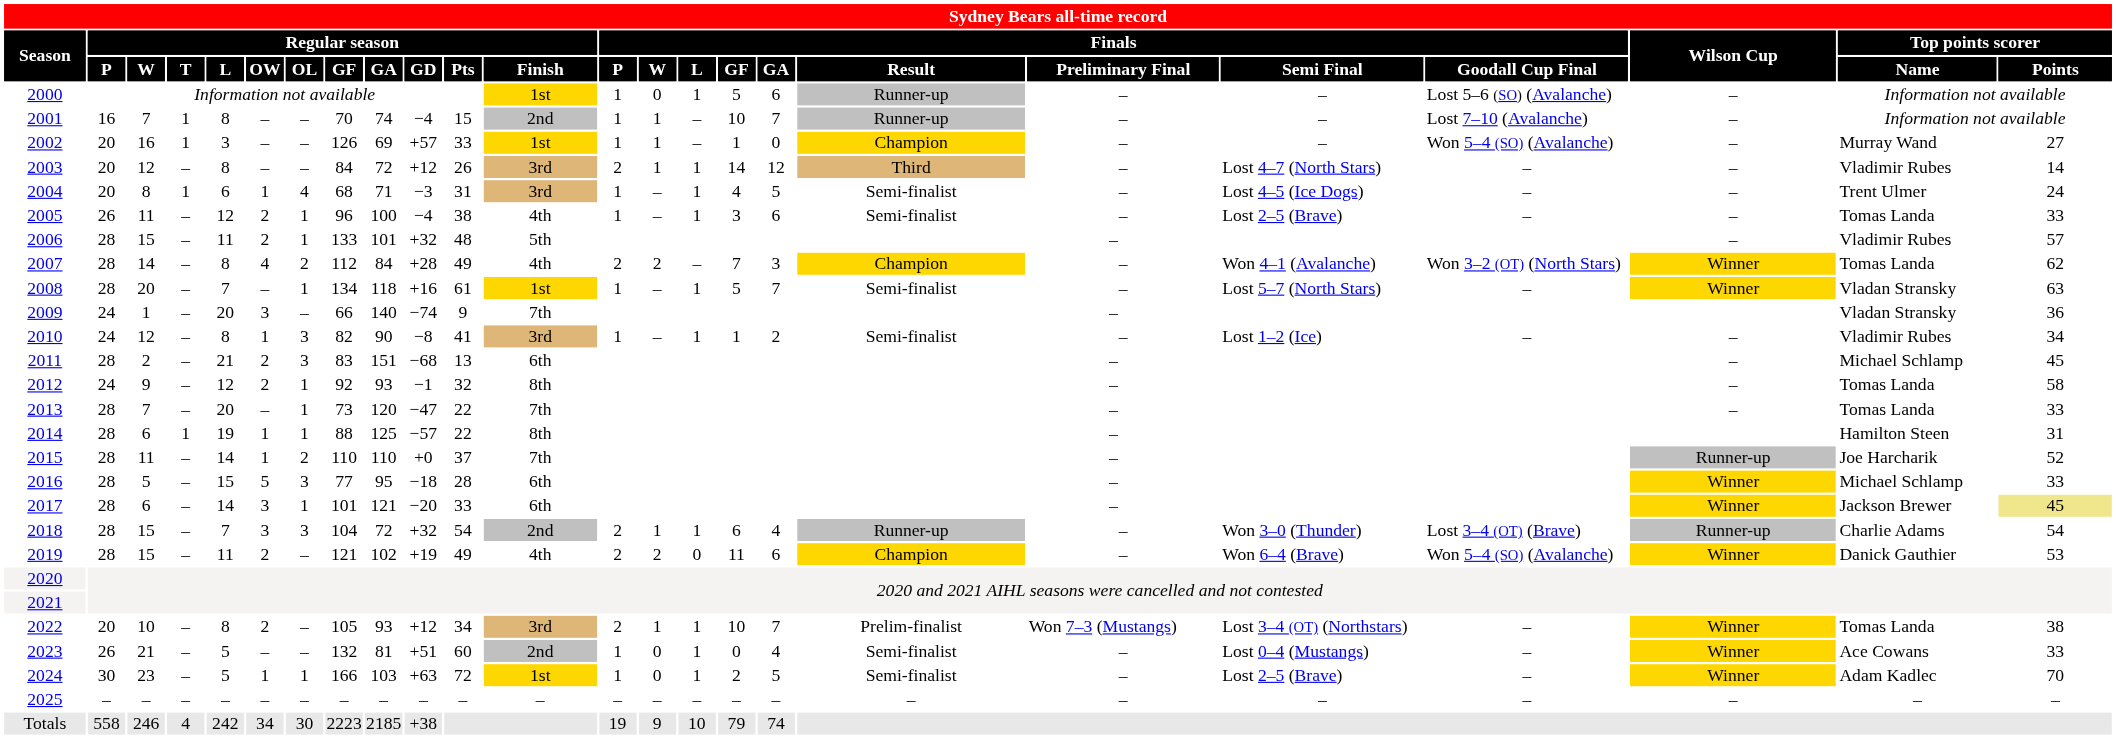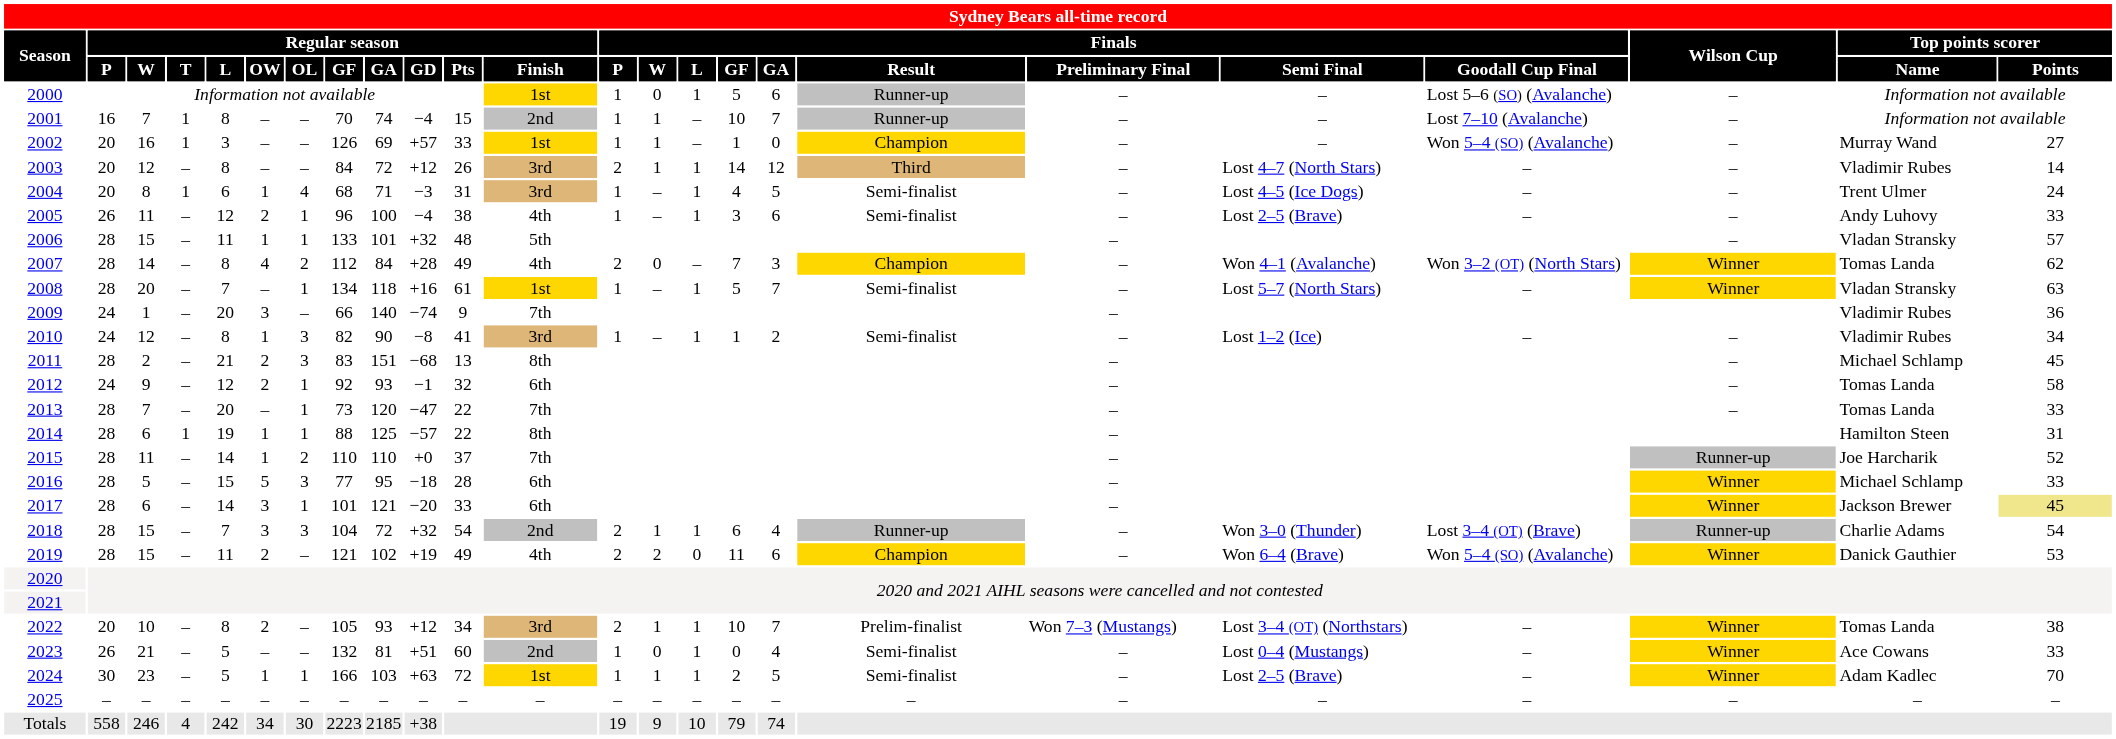(1887, 215) Tomas Landa -> (1889, 215) Andy Luhovy
(265, 239) 2 -> (265, 239) 1
(1895, 239) Vladimir Rubes -> (1898, 239) Vladan Stransky
(657, 263) 2 -> (657, 263) 0
(1898, 312) Vladan Stransky -> (1895, 312) Vladimir Rubes
(540, 360) 6th -> (540, 360) 8th
(540, 384) 8th -> (540, 384) 6th
(657, 675) 0 -> (657, 675) 1
